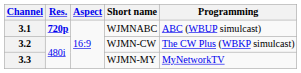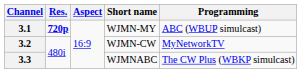(132, 28) WJMNABC -> (131, 28) WJMN-MY
(228, 44) The CW Plus (WBKP simulcast) -> (193, 44) MyNetworkTV
(131, 60) WJMN-MY -> (132, 60) WJMNABC
(193, 60) MyNetworkTV -> (228, 60) The CW Plus (WBKP simulcast)
